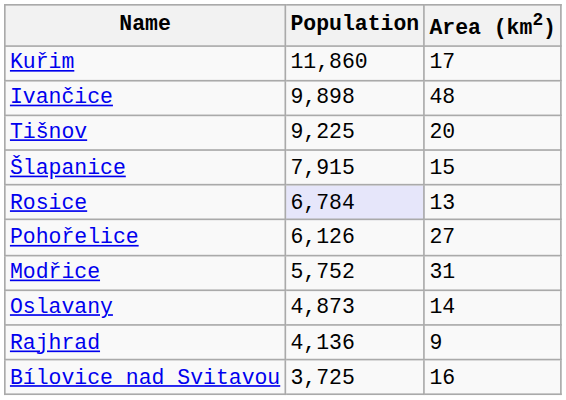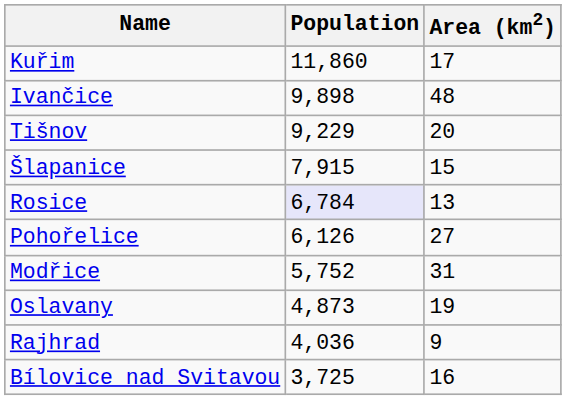(323, 133) 9,225 -> (323, 133) 9,229
(442, 307) 14 -> (442, 307) 19
(323, 342) 4,136 -> (323, 342) 4,036
